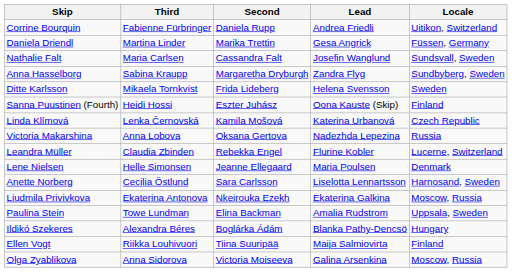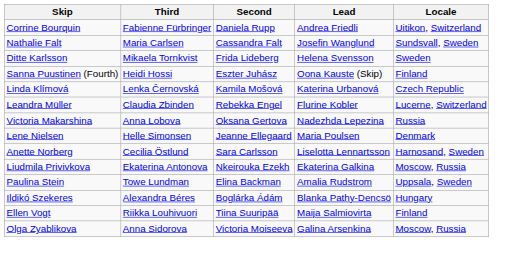- row: (40, 43)
- row: (44, 74)
rows swapped: (49, 136) <-> (39, 151)
